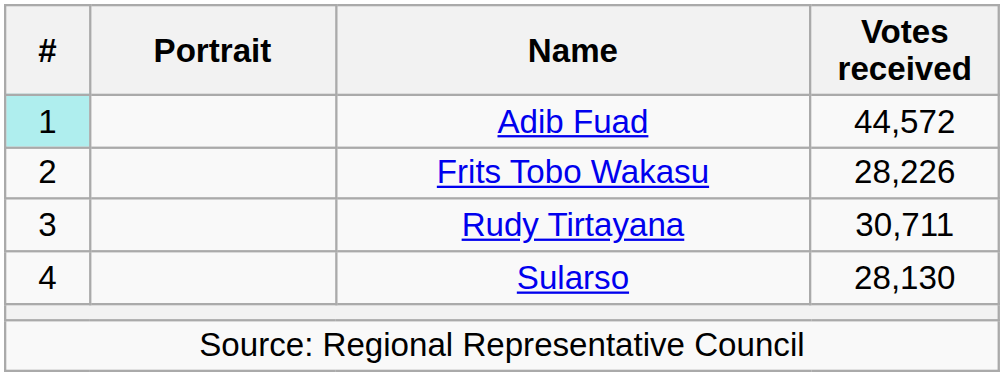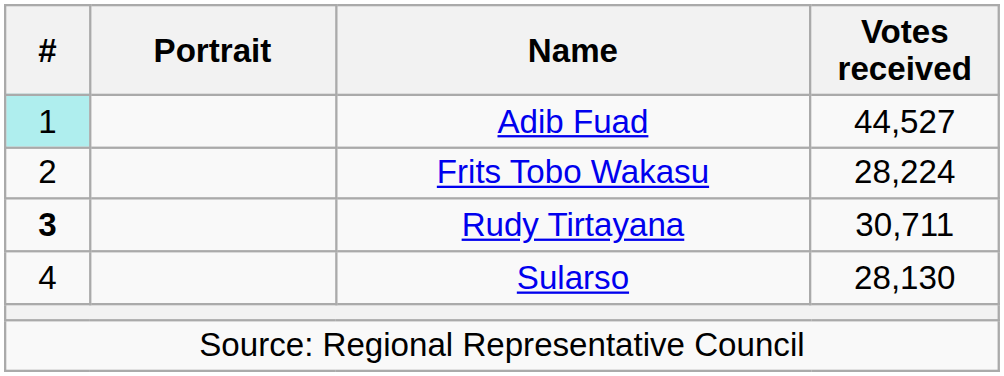(905, 121) 44,572 -> (905, 121) 44,527
(905, 173) 28,226 -> (905, 173) 28,224
(47, 225) normal -> (47, 225) bold
